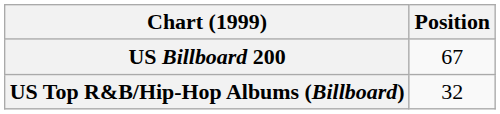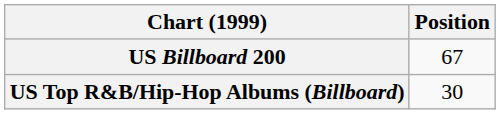(452, 91) 32 -> (452, 91) 30
